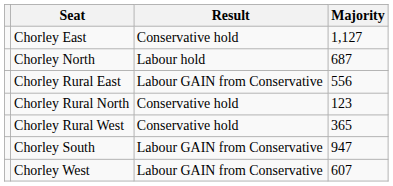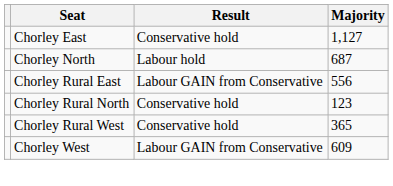- row: (55, 147)
(341, 170) 607 -> (341, 147) 609
